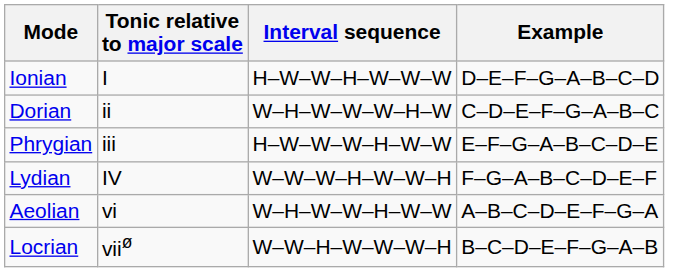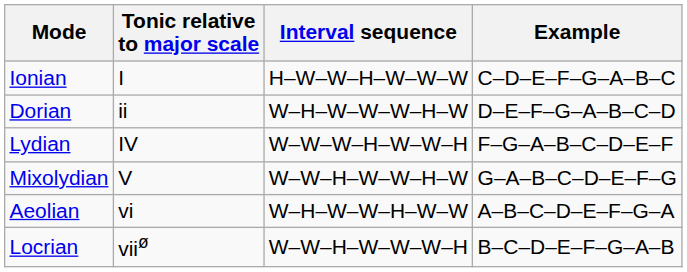(560, 77) D–E–F–G–A–B–C–D -> (577, 77) C–D–E–F–G–A–B–C
(560, 111) C–D–E–F–G–A–B–C -> (577, 111) D–E–F–G–A–B–C–D
- row: (51, 144)
+ row: (59, 177)
